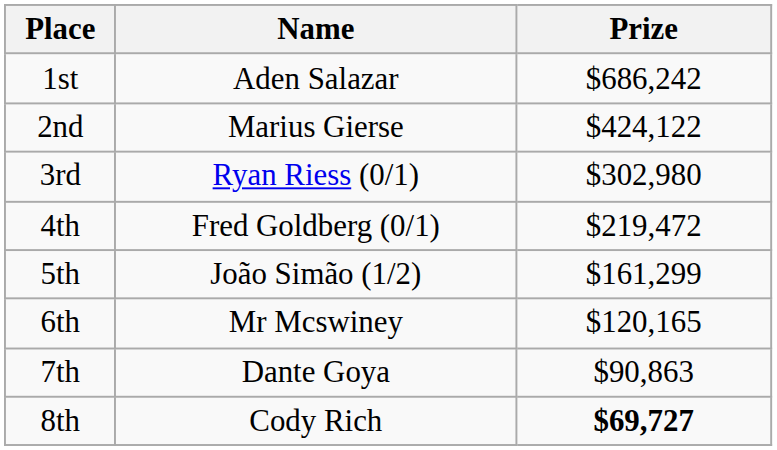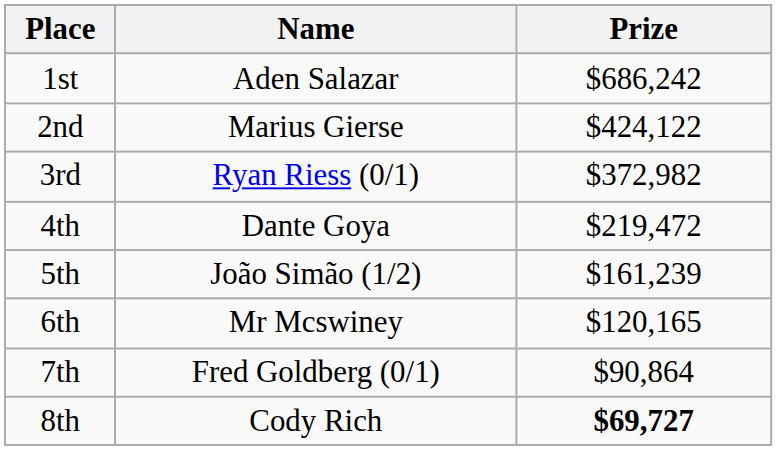(644, 175) $302,980 -> (644, 175) $372,982
(316, 224) Fred Goldberg (0/1) -> (316, 224) Dante Goya
(644, 273) $161,299 -> (644, 273) $161,239
(316, 371) Dante Goya -> (316, 371) Fred Goldberg (0/1)
(644, 371) $90,863 -> (644, 371) $90,864
